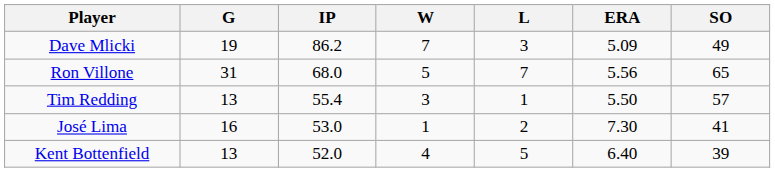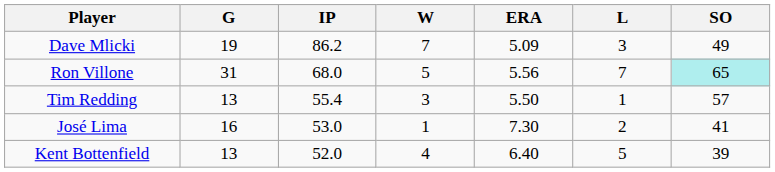columns swapped: (524, 18) <-> (622, 18)
(721, 72) no background -> (721, 72) paleturquoise background
